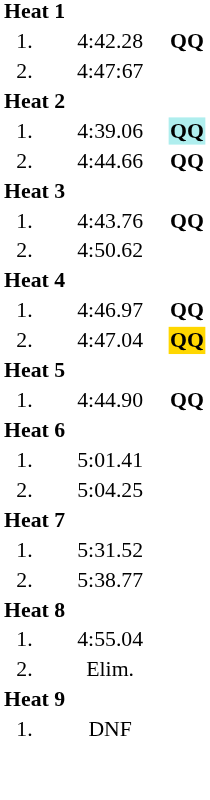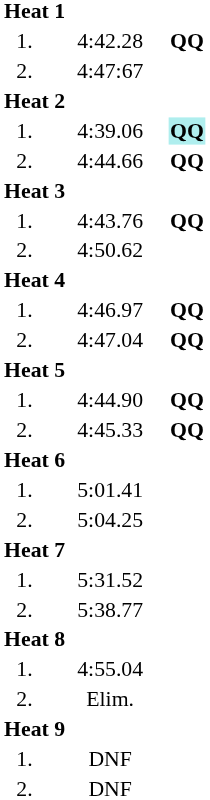(187, 340) gold background -> (187, 340) no background
+ row: (24, 430)
+ row: (24, 789)
